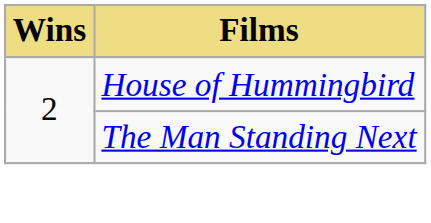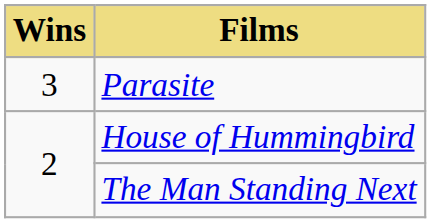+ row: (158, 83)
